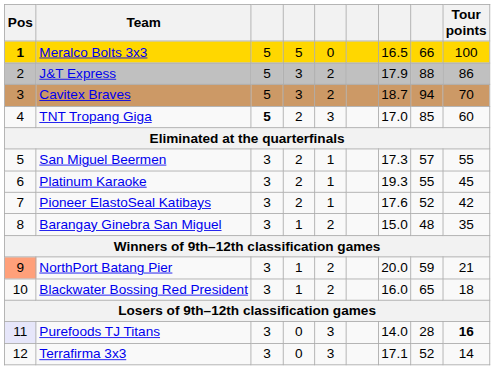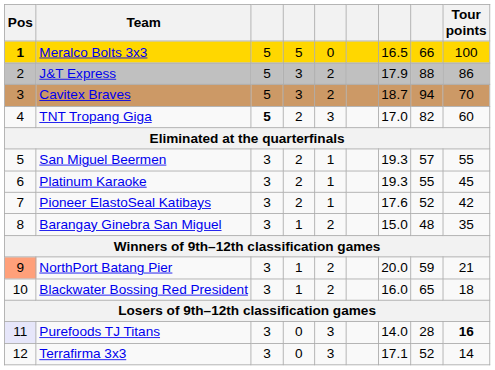(427, 116) 85 -> (427, 116) 82
(395, 159) 17.3 -> (395, 159) 19.3
